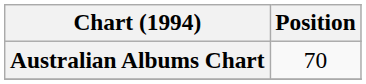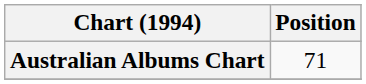(316, 60) 70 -> (316, 60) 71
